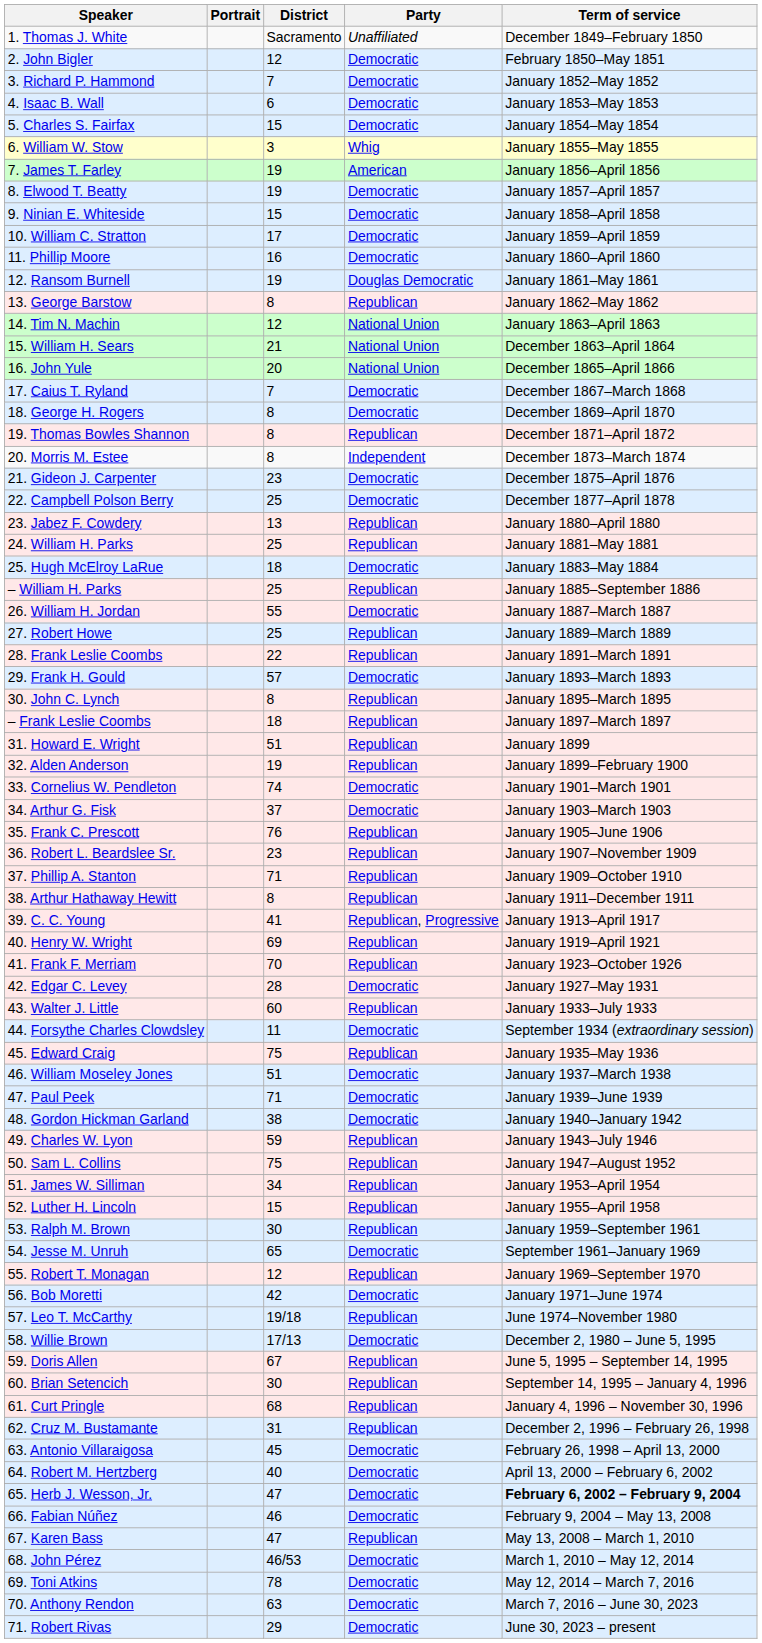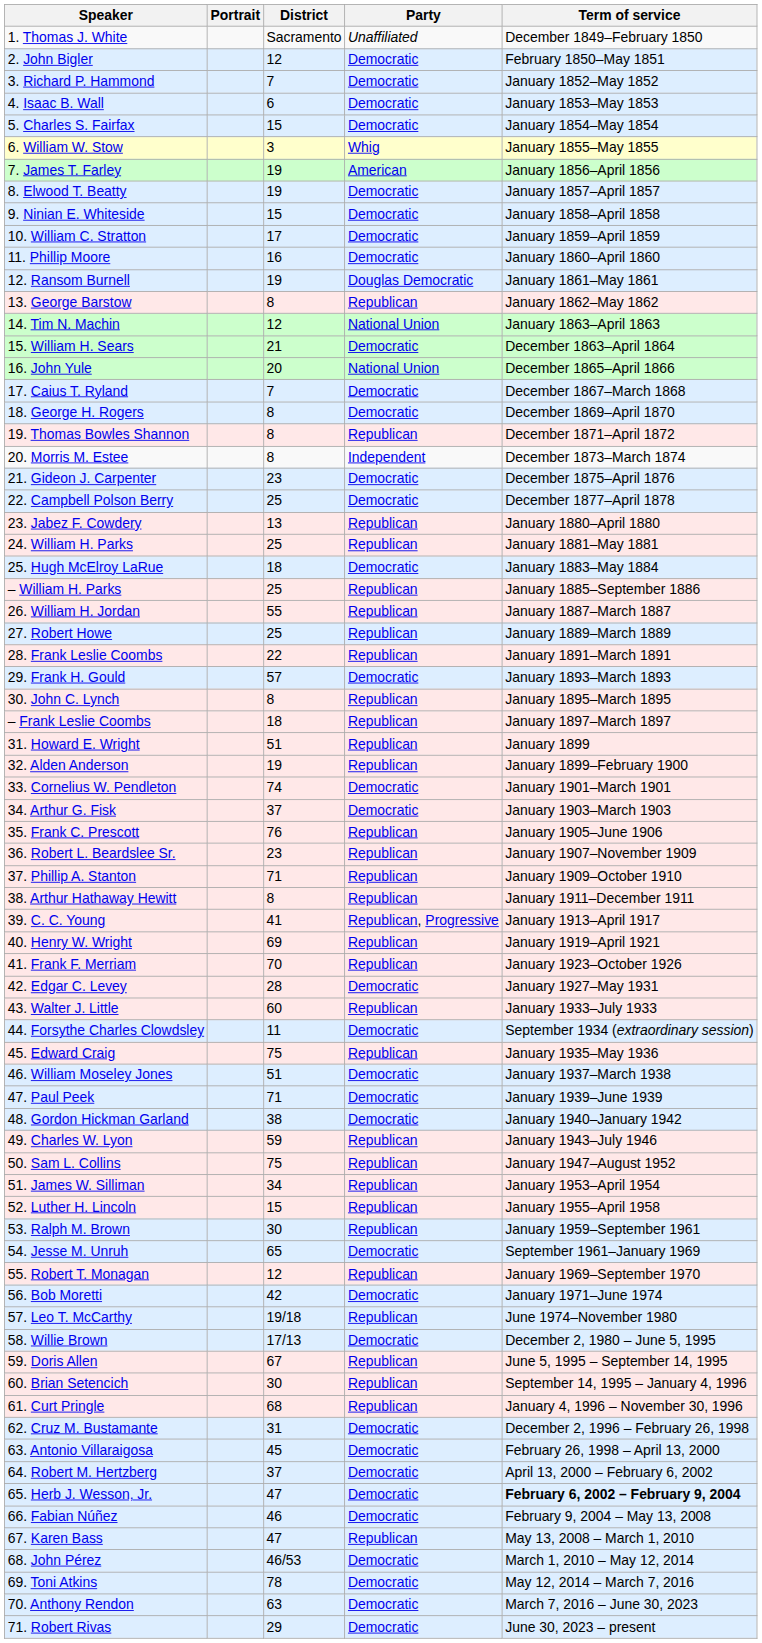(394, 346) National Union -> (383, 346) Democratic
(383, 611) Democratic -> (383, 611) Republican
(383, 1428) Republican -> (383, 1428) Democratic
(274, 1472) 40 -> (274, 1472) 37
